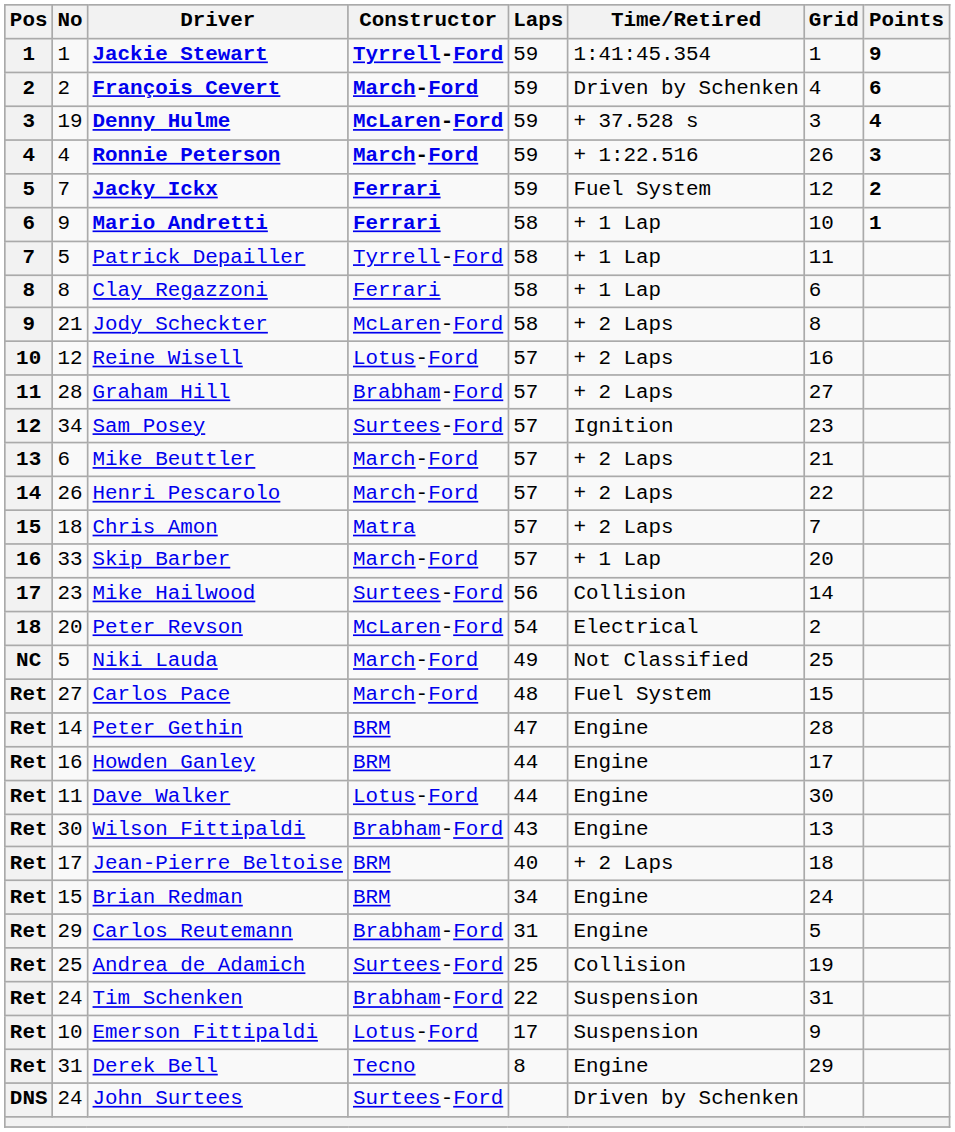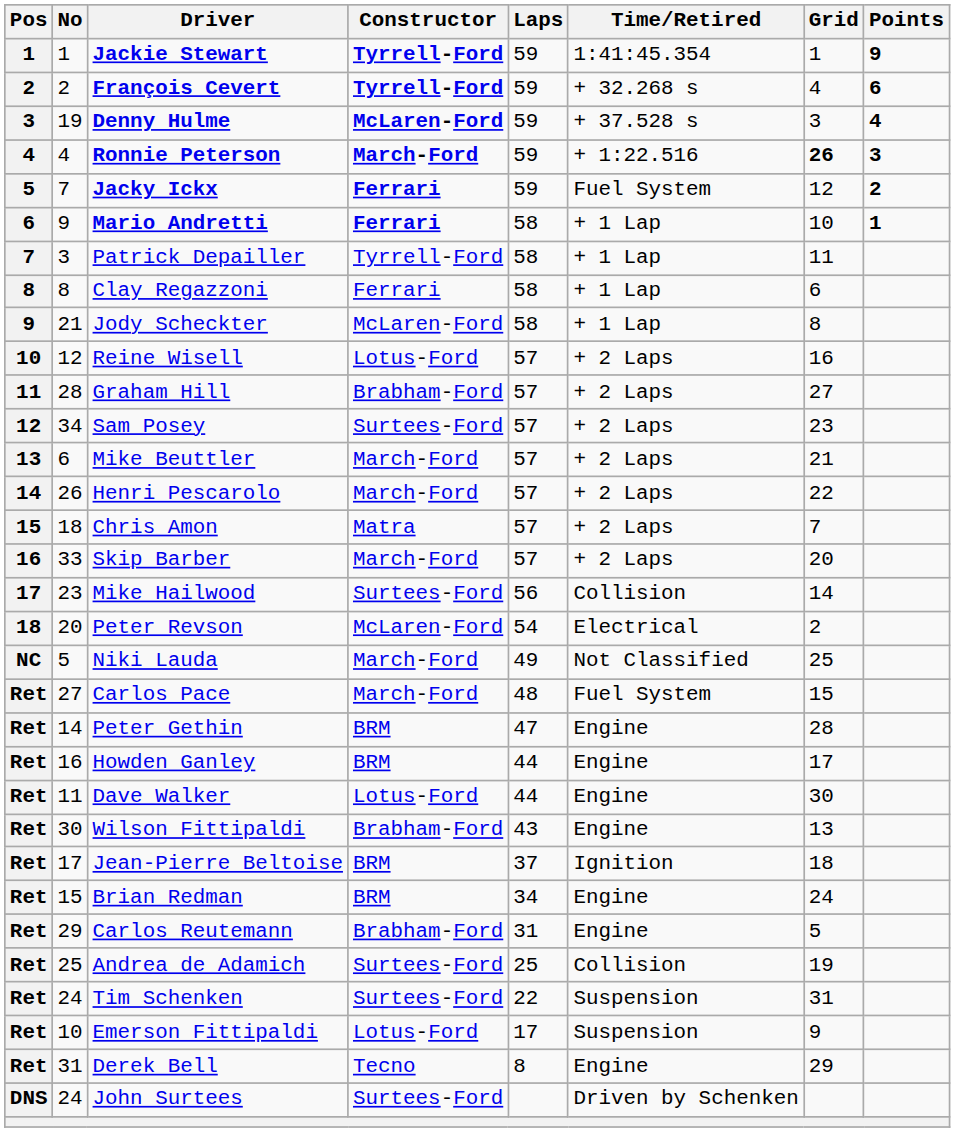(416, 89) March-Ford -> (428, 89) Tyrrell-Ford
(686, 89) Driven by Schenken -> (636, 89) + 32.268 s
(821, 157) normal -> (821, 157) bold
(64, 258) 5 -> (64, 258) 3
(624, 325) + 2 Laps -> (617, 325) + 1 Lap
(624, 426) Ignition -> (624, 426) + 2 Laps
(617, 561) + 1 Lap -> (624, 561) + 2 Laps
(526, 864) 40 -> (526, 864) 37
(624, 864) + 2 Laps -> (624, 864) Ignition
(428, 999) Brabham-Ford -> (428, 999) Surtees-Ford
